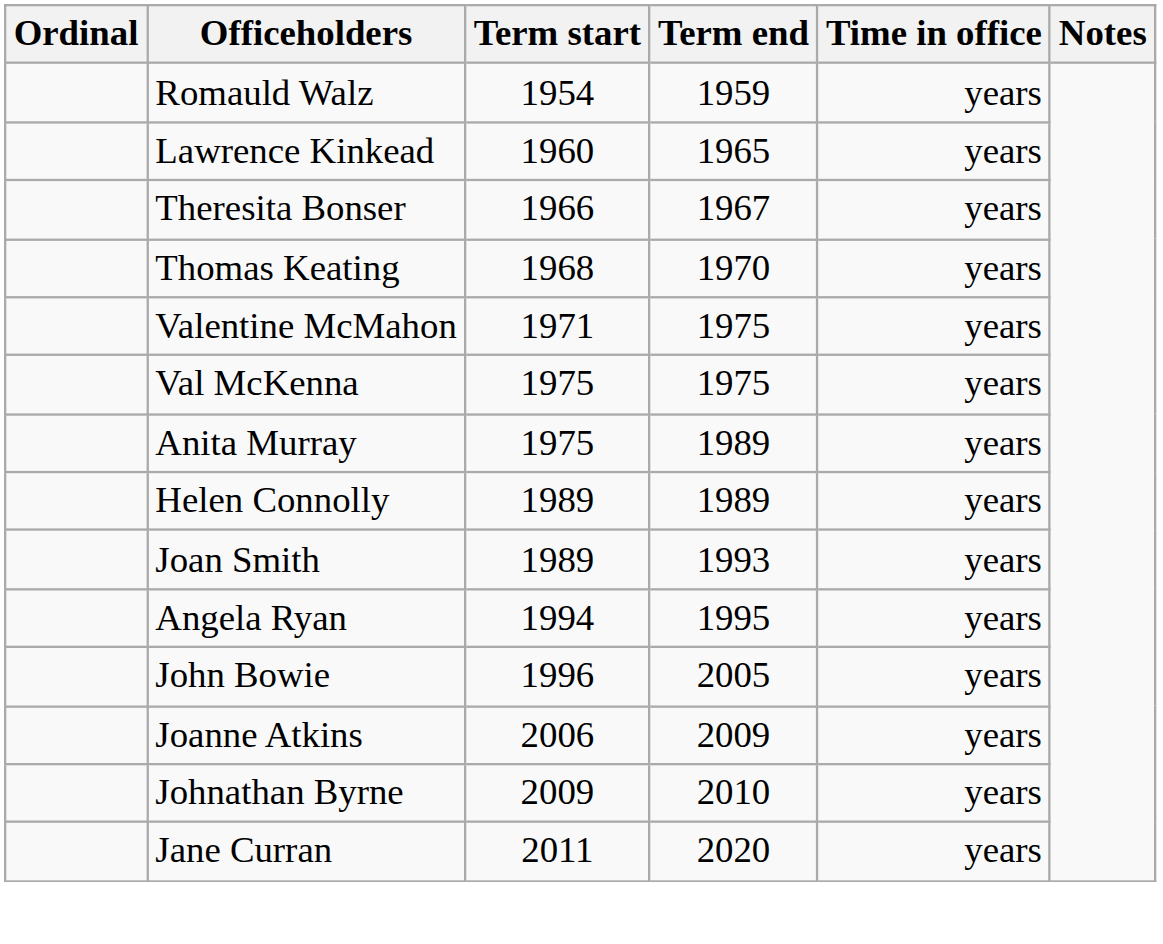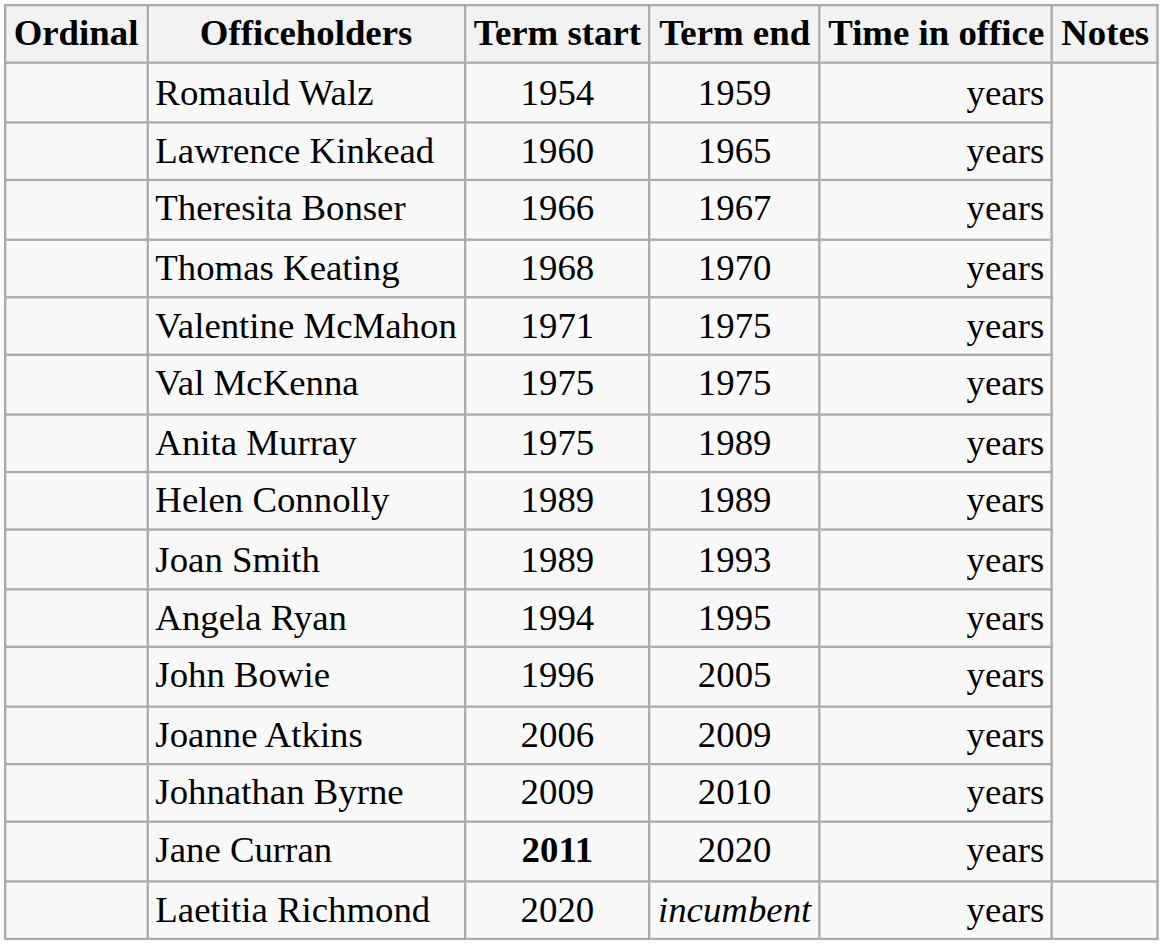(557, 850) normal -> (557, 850) bold
+ row: (293, 909)
